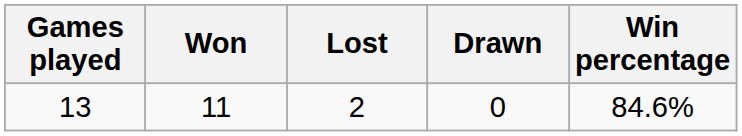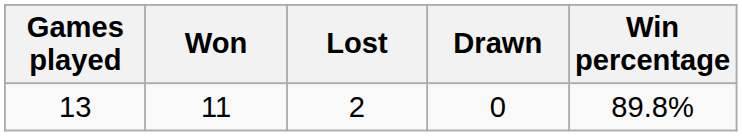(653, 106) 84.6% -> (653, 106) 89.8%
